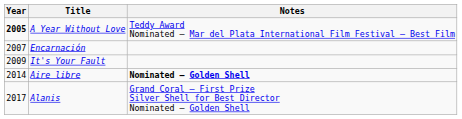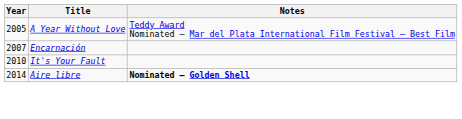(16, 29) bold -> (16, 29) normal
(16, 61) 2009 -> (16, 61) 2010
- row: (45, 98)
